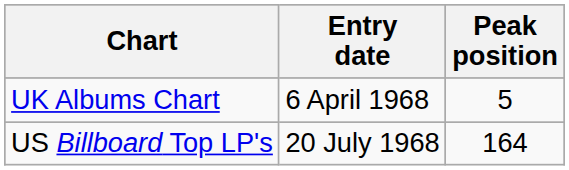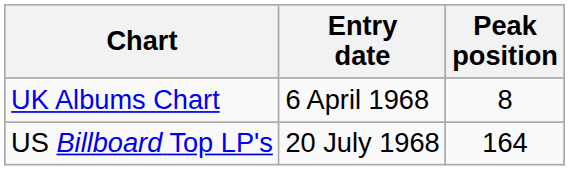(505, 99) 5 -> (505, 99) 8
